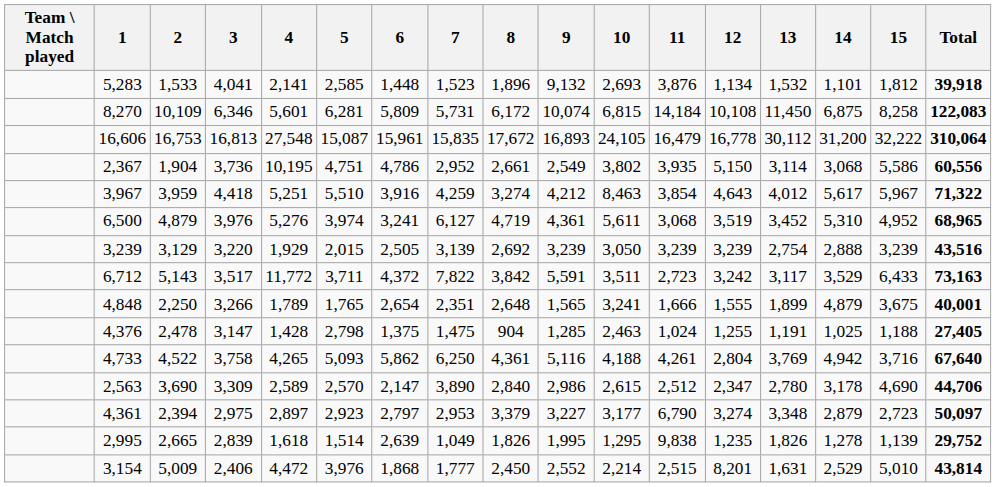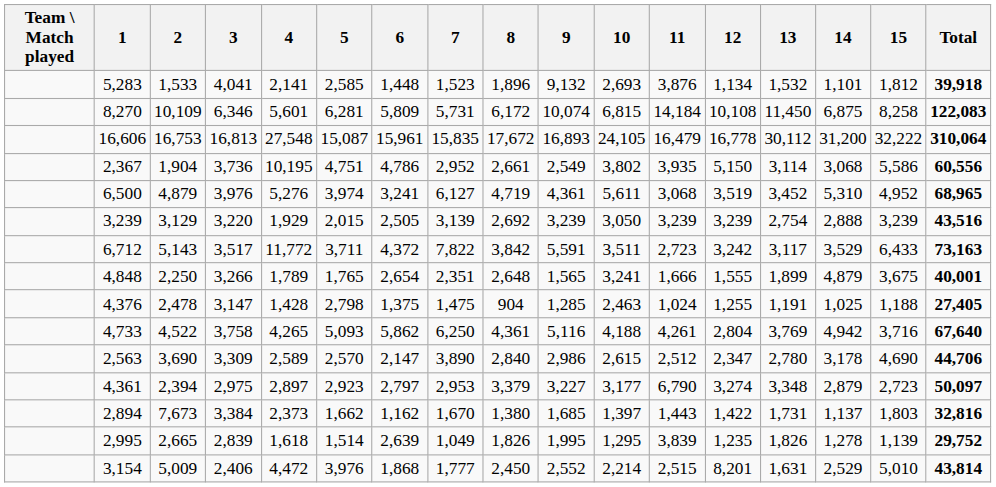- row: (122, 194)
+ row: (122, 413)
(677, 440) 9,838 -> (677, 440) 3,839
